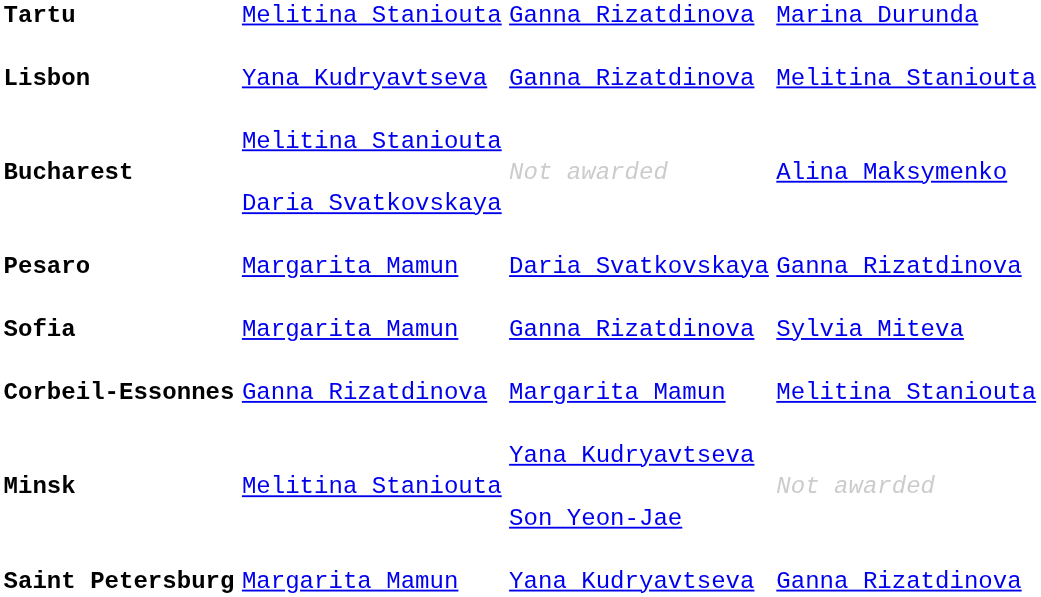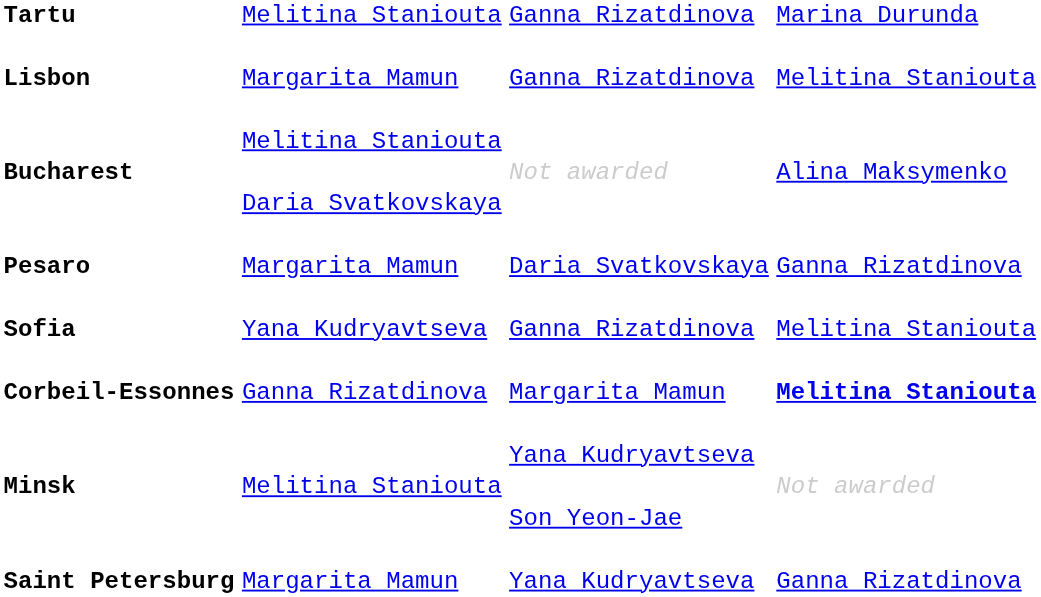(365, 77) Yana Kudryavtseva -> (350, 77) Margarita Mamun
(350, 329) Margarita Mamun -> (365, 329) Yana Kudryavtseva
(870, 329) Sylvia Miteva -> (906, 329) Melitina Staniouta
(906, 392) normal -> (906, 392) bold
